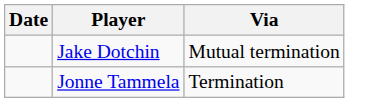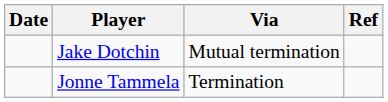+ column: (363, 19)
